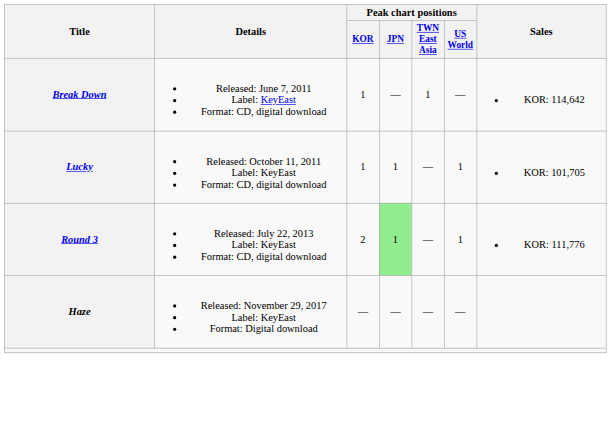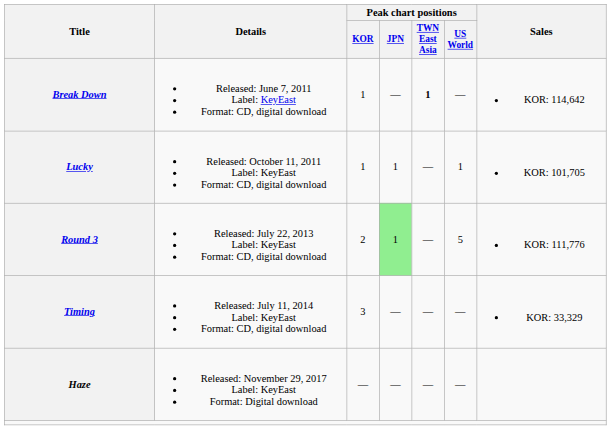(428, 94) normal -> (428, 94) bold
(460, 239) 1 -> (460, 239) 5
+ row: (80, 311)
